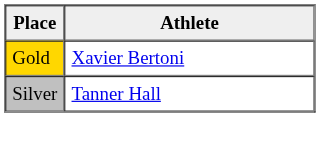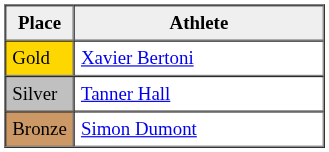+ row: (40, 128)
